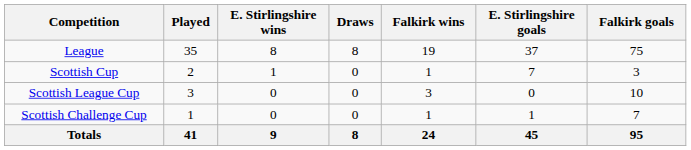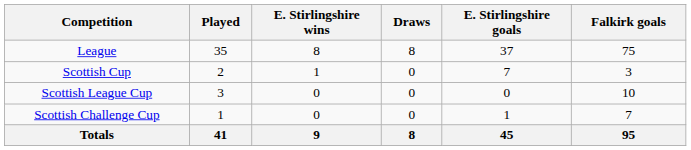- column: (428, 22)
